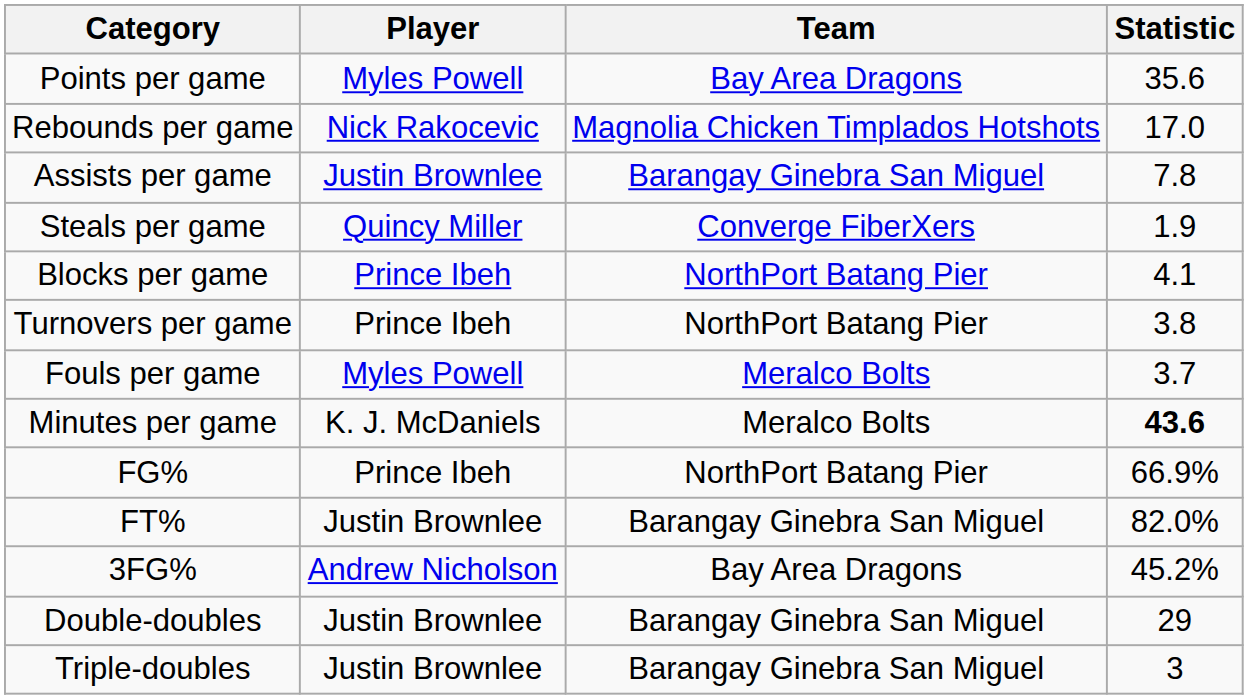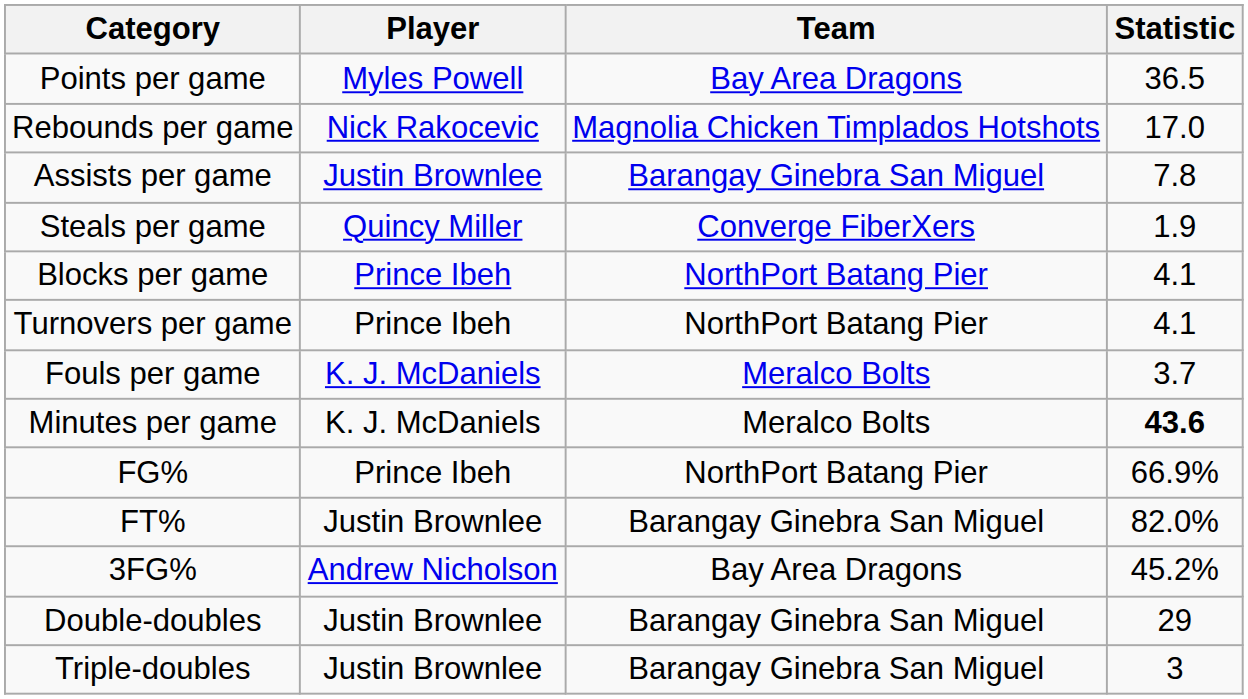(1175, 78) 35.6 -> (1175, 78) 36.5
(1175, 324) 3.8 -> (1175, 324) 4.1
(433, 373) Myles Powell -> (433, 373) K. J. McDaniels
